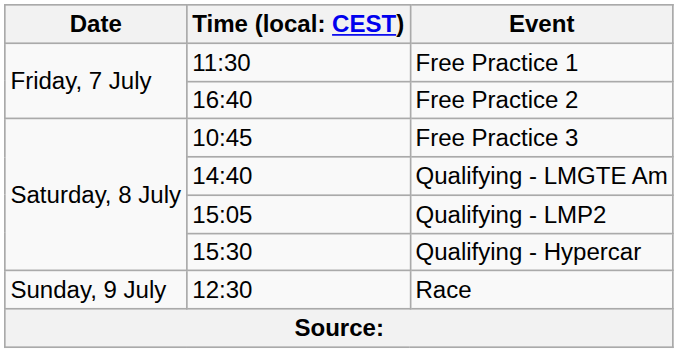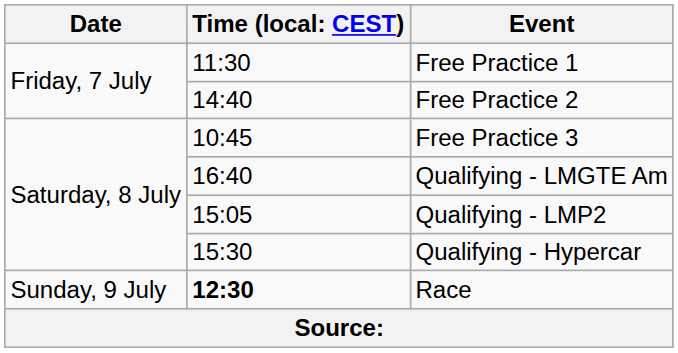(222, 100) 16:40 -> (222, 100) 14:40
(222, 176) 14:40 -> (222, 176) 16:40
(222, 290) normal -> (223, 290) bold
